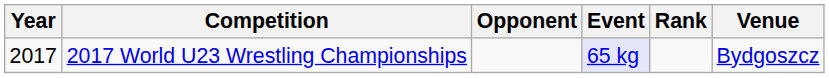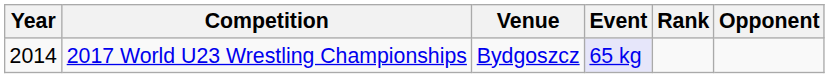columns swapped: (768, 21) <-> (527, 21)
(33, 55) 2017 -> (33, 55) 2014
